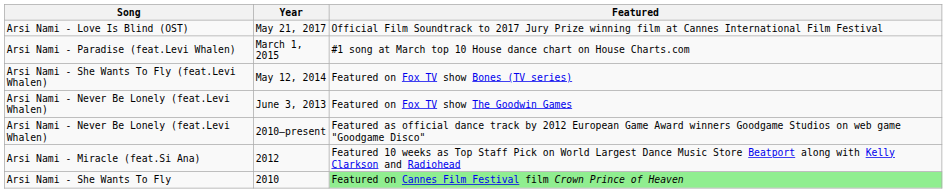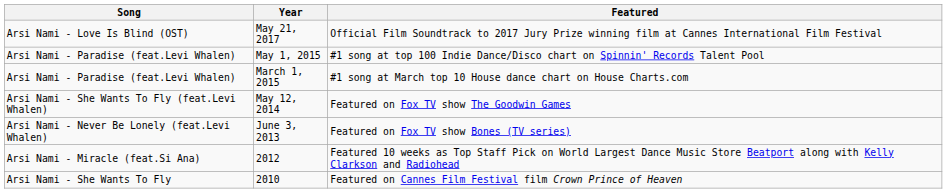+ row: (288, 55)
(452, 77) Featured on Fox TV show Bones (TV series) -> (451, 104) Featured on Fox TV show The Goodwin Games
(452, 104) Featured on Fox TV show The Goodwin Games -> (451, 131) Featured on Fox TV show Bones (TV series)
- row: (291, 131)
(508, 180) lightgreen background -> (506, 180) no background
